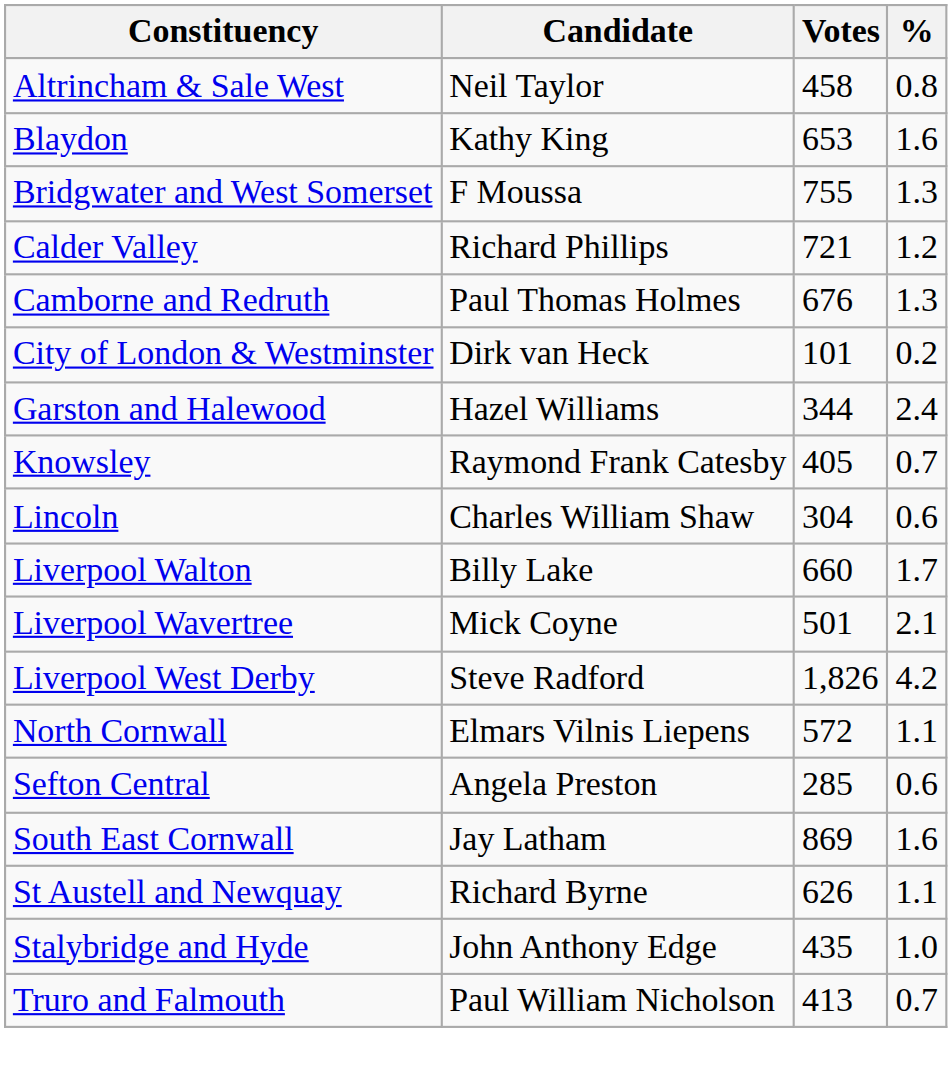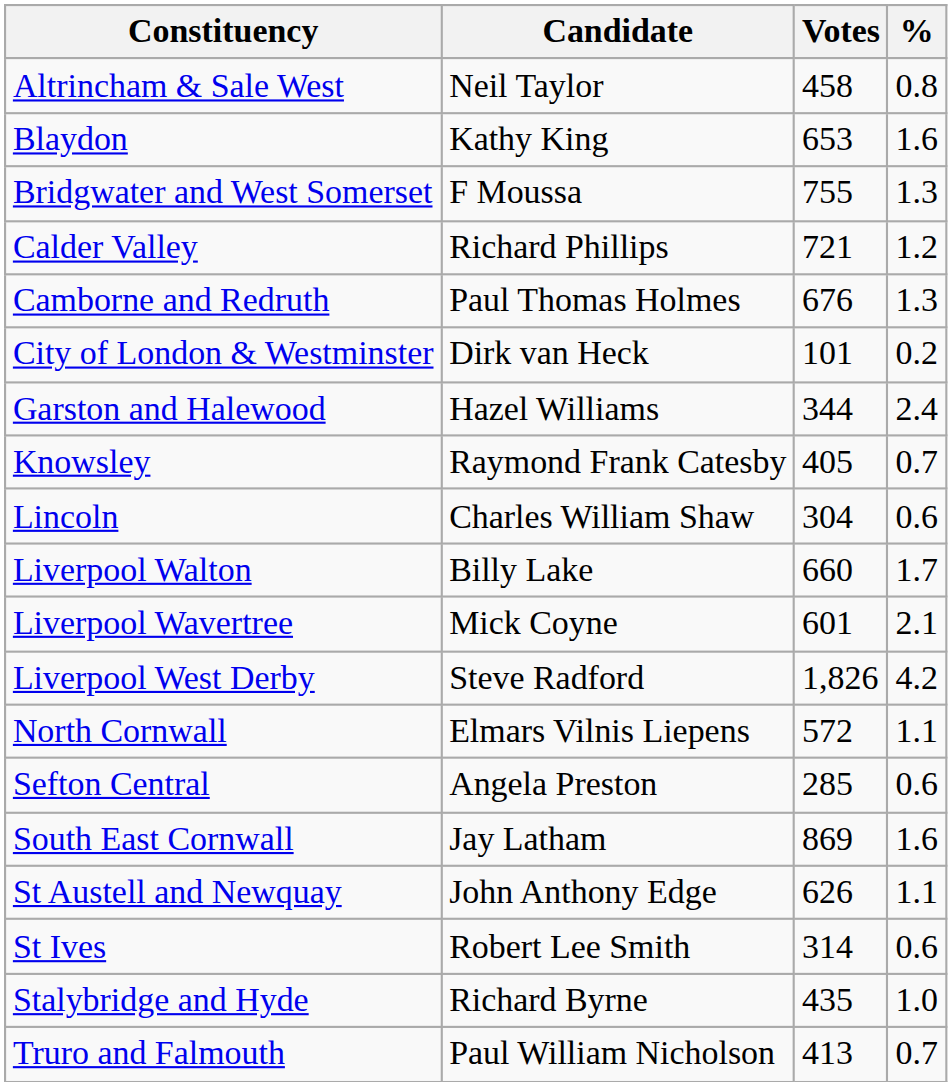(827, 623) 501 -> (827, 623) 601
(549, 892) Richard Byrne -> (583, 892) John Anthony Edge
+ row: (60, 945)
(583, 945) John Anthony Edge -> (549, 999) Richard Byrne
